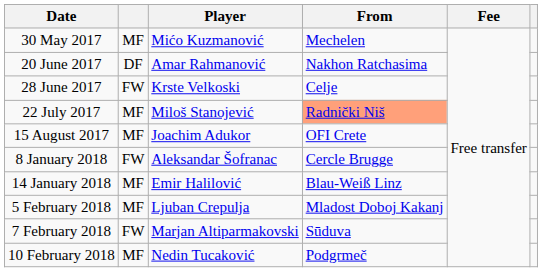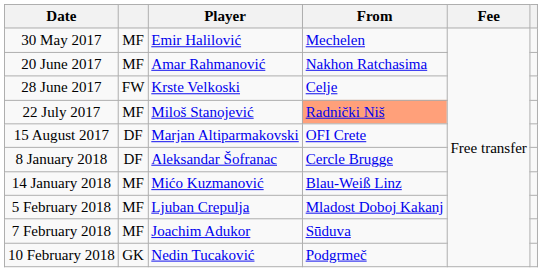(207, 40) Mićo Kuzmanović -> (196, 40) Emir Halilović
(133, 64) DF -> (133, 64) MF
(133, 135) MF -> (133, 135) DF
(201, 135) Joachim Adukor -> (225, 135) Marjan Altiparmakovski
(133, 159) FW -> (133, 159) DF
(196, 183) Emir Halilović -> (207, 183) Mićo Kuzmanović
(133, 231) FW -> (133, 231) MF
(225, 231) Marjan Altiparmakovski -> (201, 231) Joachim Adukor
(133, 254) MF -> (133, 254) GK
